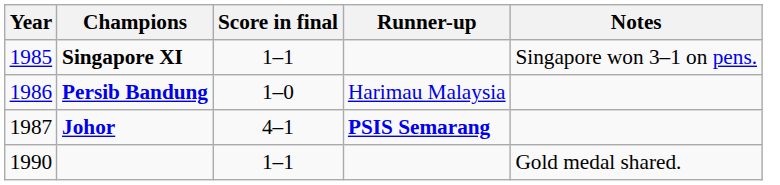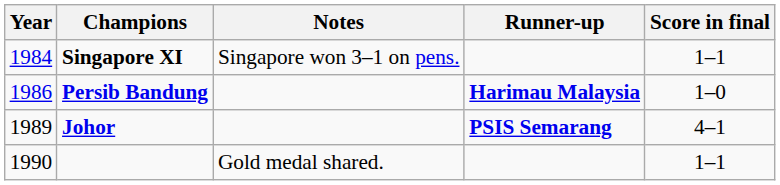columns swapped: (278, 22) <-> (636, 22)
(31, 57) 1985 -> (31, 57) 1984
(427, 92) normal -> (555, 92) bold
(31, 127) 1987 -> (31, 127) 1989
